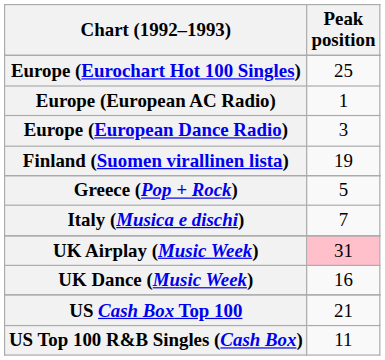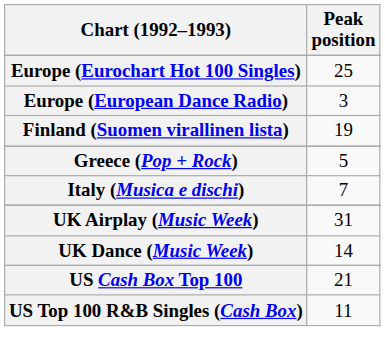- row: (156, 100)
(343, 250) pink background -> (343, 220) no background
(343, 280) 16 -> (343, 250) 14
